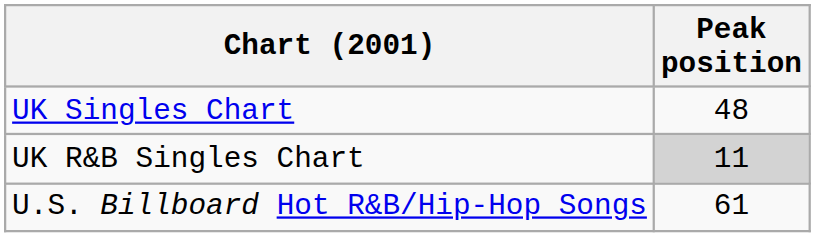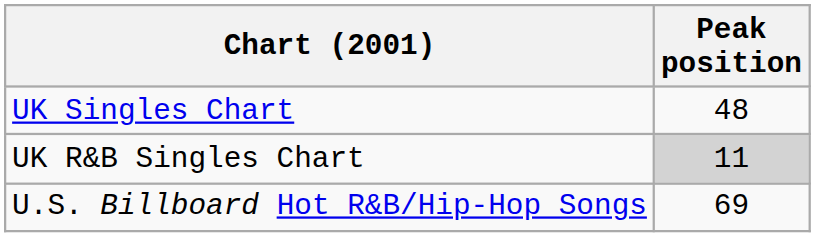(731, 207) 61 -> (731, 207) 69
